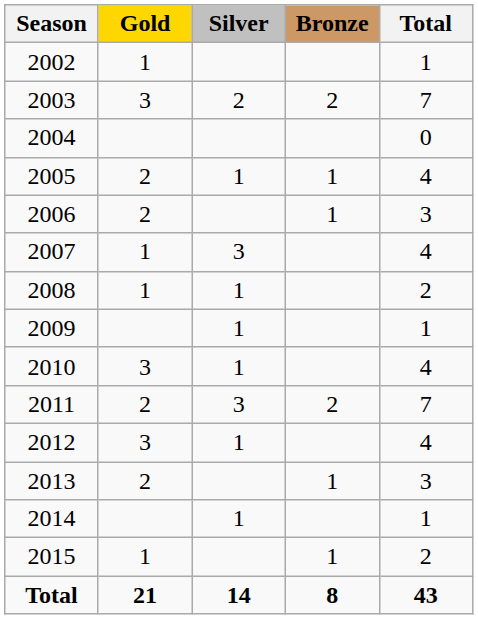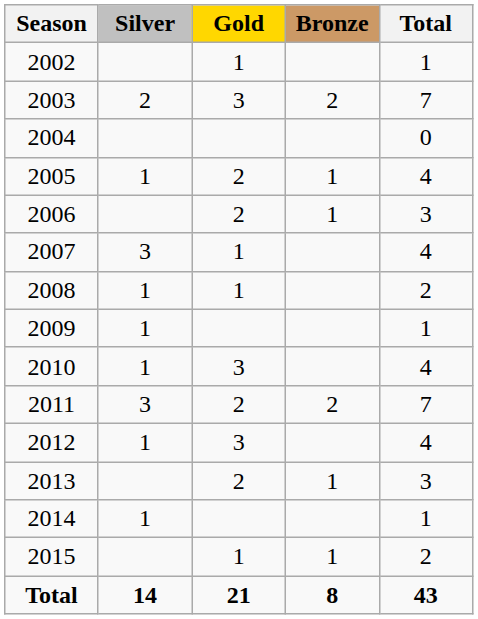columns swapped: (145, 23) <-> (239, 23)
